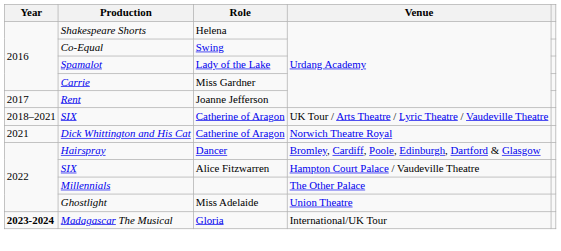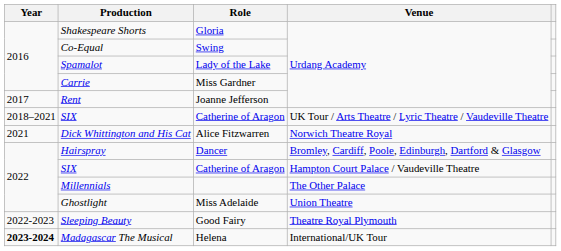(211, 30) Helena -> (210, 30) Gloria
(240, 133) Catherine of Aragon -> (232, 133) Alice Fitzwarren
(232, 168) Alice Fitzwarren -> (240, 168) Catherine of Aragon
+ row: (96, 220)
(210, 220) Gloria -> (211, 237) Helena
